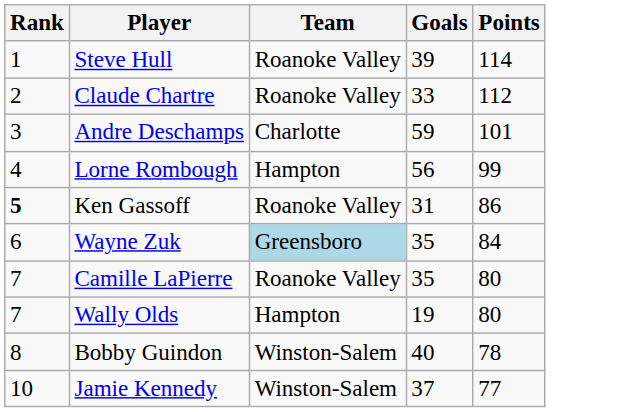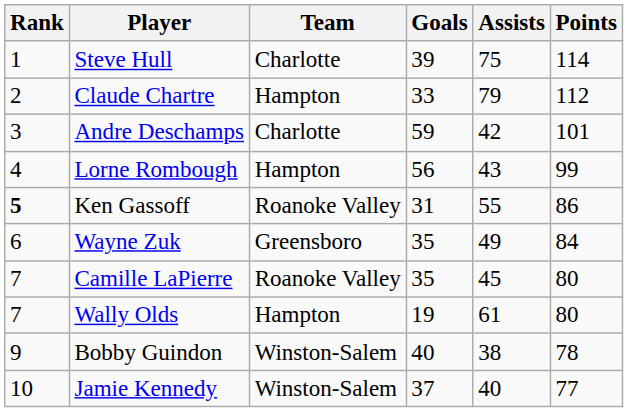+ column: (512, 22)
(328, 59) Roanoke Valley -> (298, 59) Charlotte
(328, 95) Roanoke Valley -> (298, 95) Hampton
(308, 242) lightblue background -> (308, 242) no background
(16, 351) 8 -> (16, 351) 9
